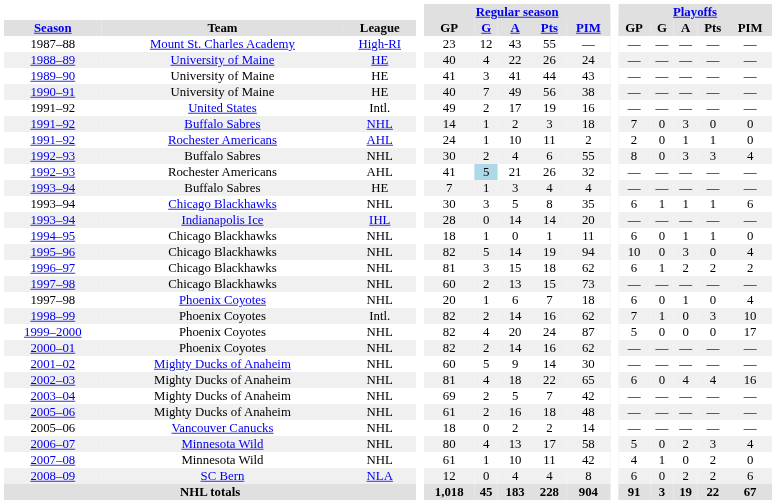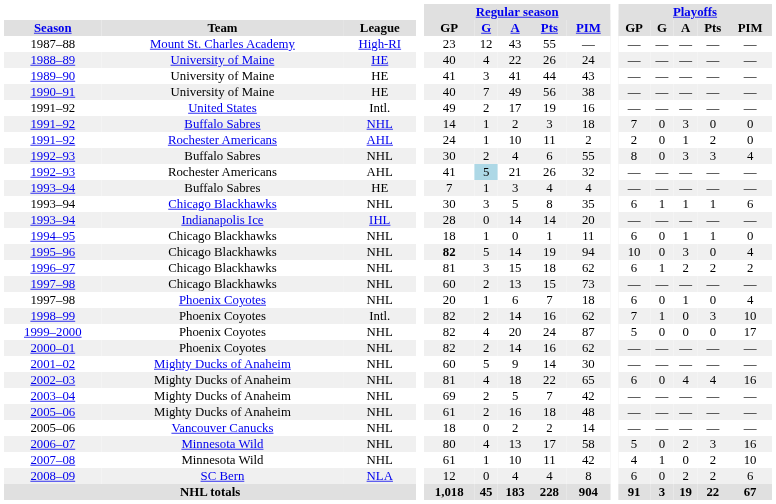(713, 140) 1 -> (713, 140) 2
(449, 252) normal -> (449, 252) bold
(750, 444) 4 -> (750, 444) 16
(750, 460) 0 -> (750, 460) 10
